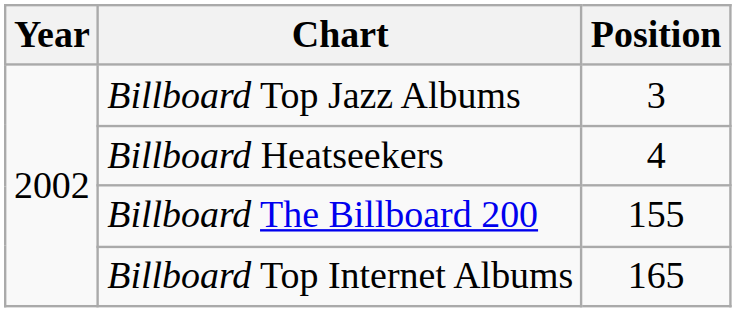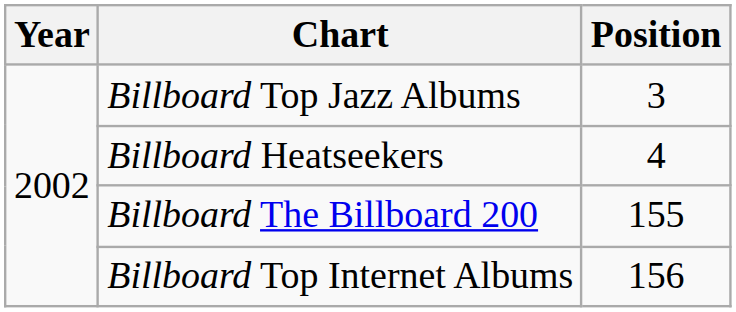(656, 275) 165 -> (656, 275) 156
